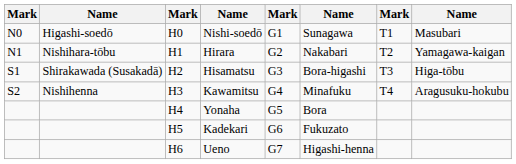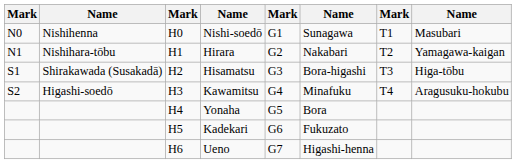(78, 33) Higashi-soedō -> (70, 33) Nishihenna
(70, 91) Nishihenna -> (78, 91) Higashi-soedō
